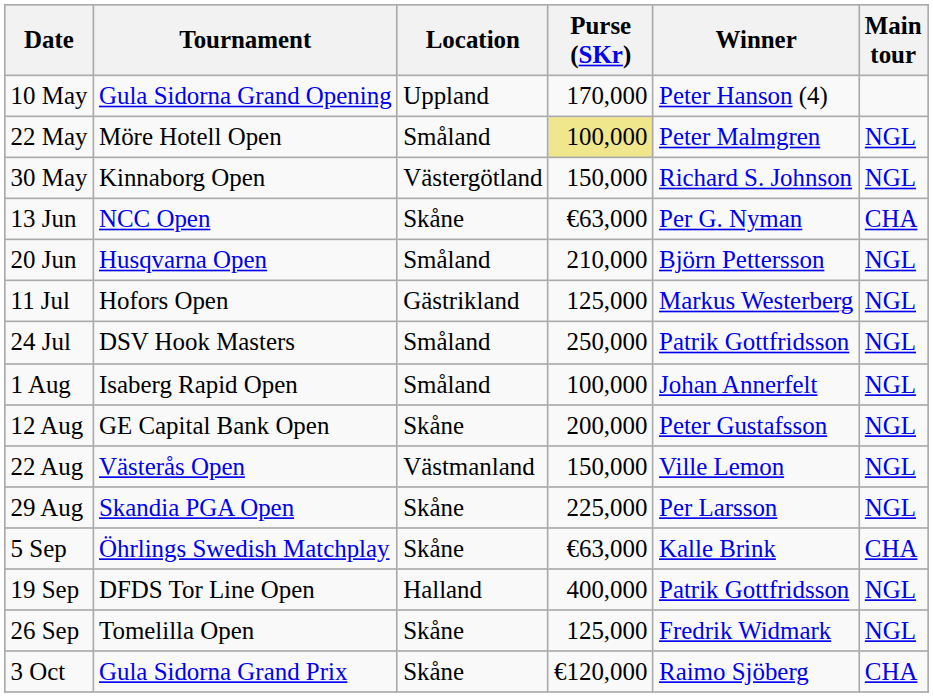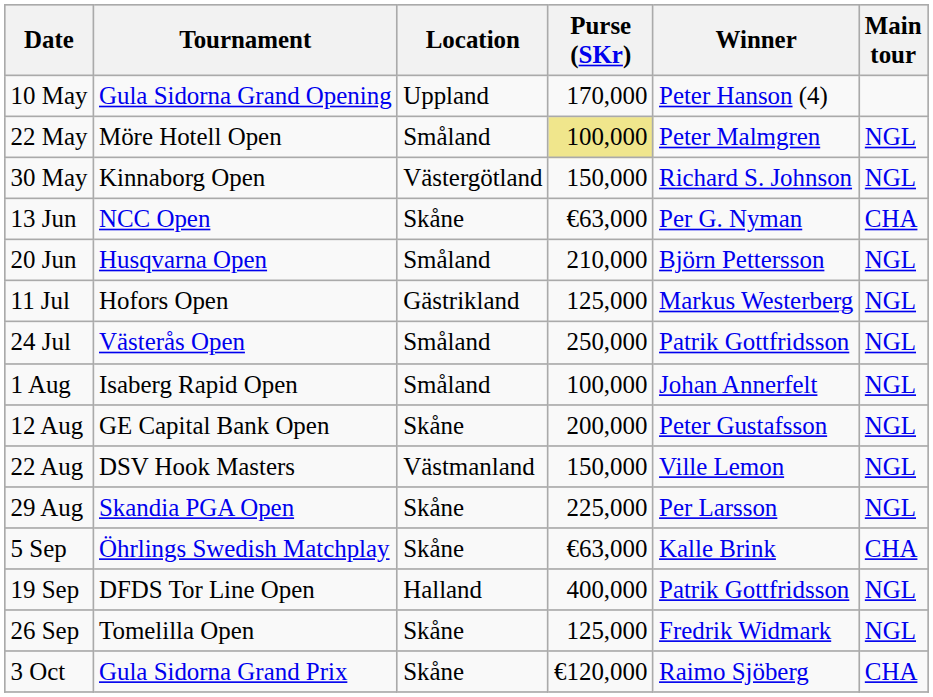(197, 342) DSV Hook Masters -> (172, 342) Västerås Open
(172, 465) Västerås Open -> (197, 465) DSV Hook Masters
